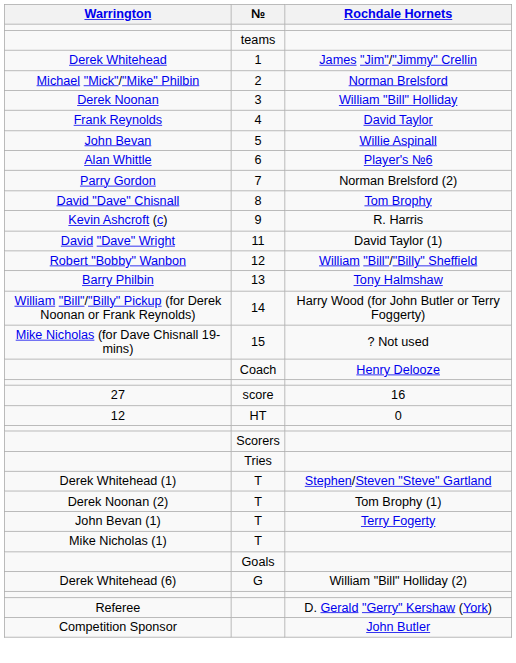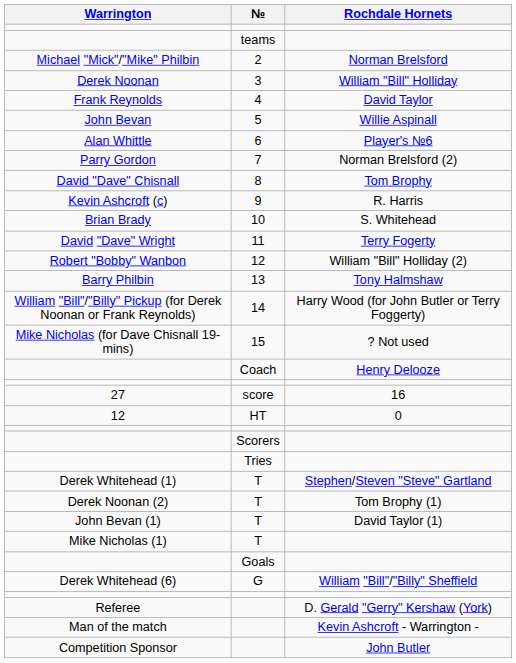- row: (118, 60)
+ row: (118, 220)
(398, 240) David Taylor (1) -> (398, 240) Terry Fogerty
(398, 260) William "Bill"/"Billy" Sheffield -> (398, 260) William "Bill" Holliday (2)
(398, 521) Terry Fogerty -> (398, 521) David Taylor (1)
(398, 581) William "Bill" Holliday (2) -> (398, 581) William "Bill"/"Billy" Sheffield
+ row: (118, 627)
